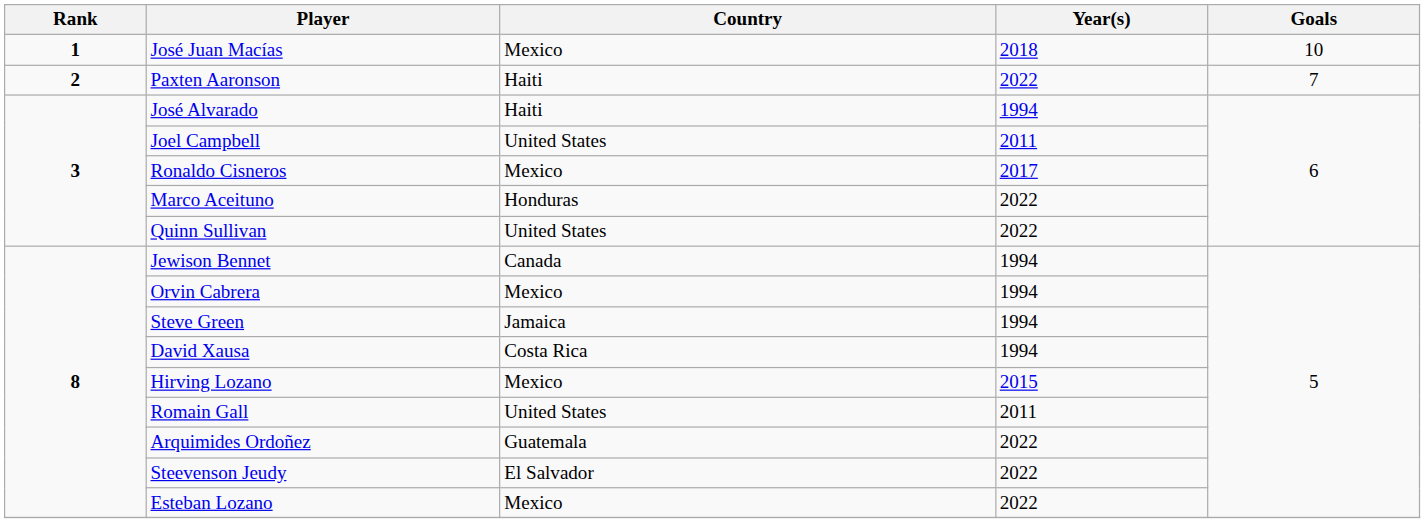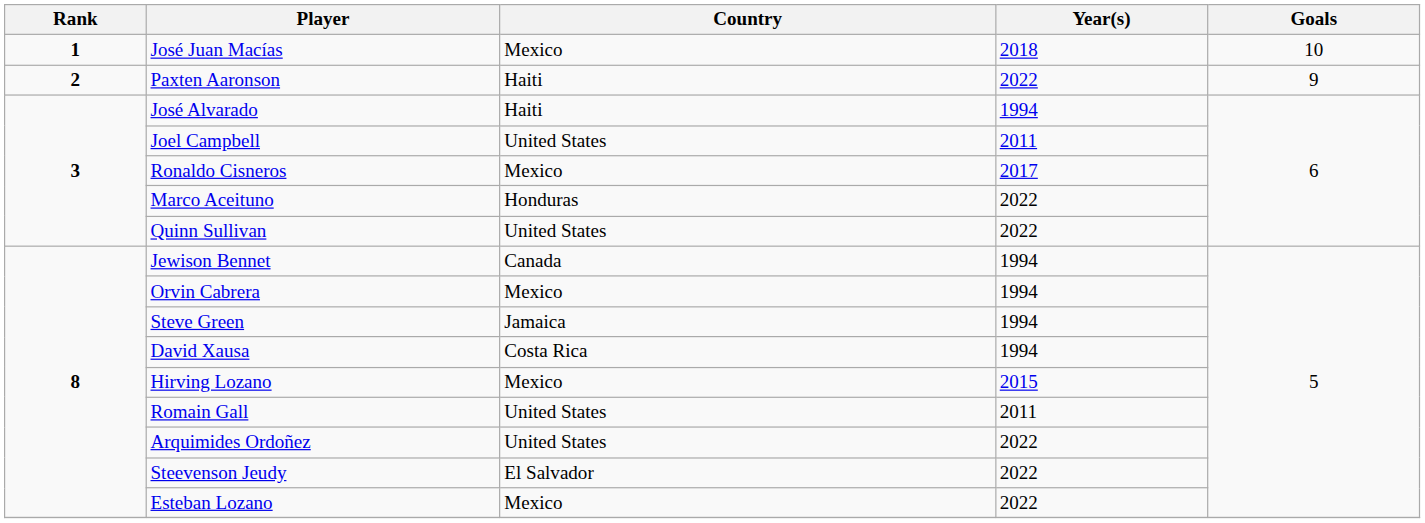(1314, 79) 7 -> (1314, 79) 9
(546, 442) Guatemala -> (555, 442) United States
